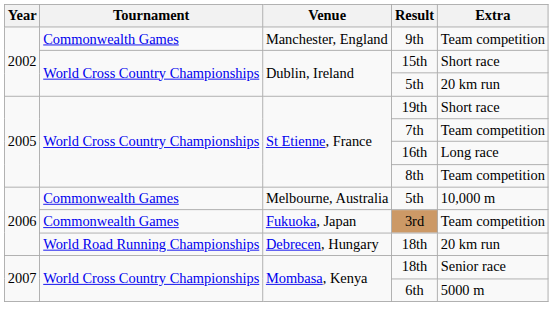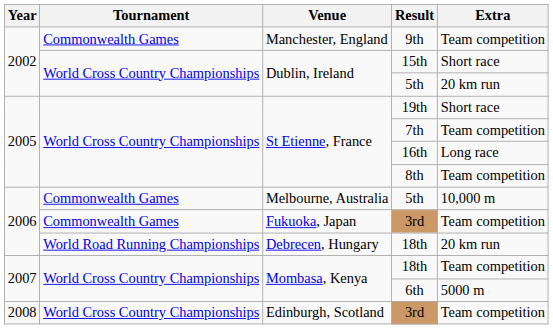(473, 267) Senior race -> (493, 267) Team competition
+ row: (325, 312)
